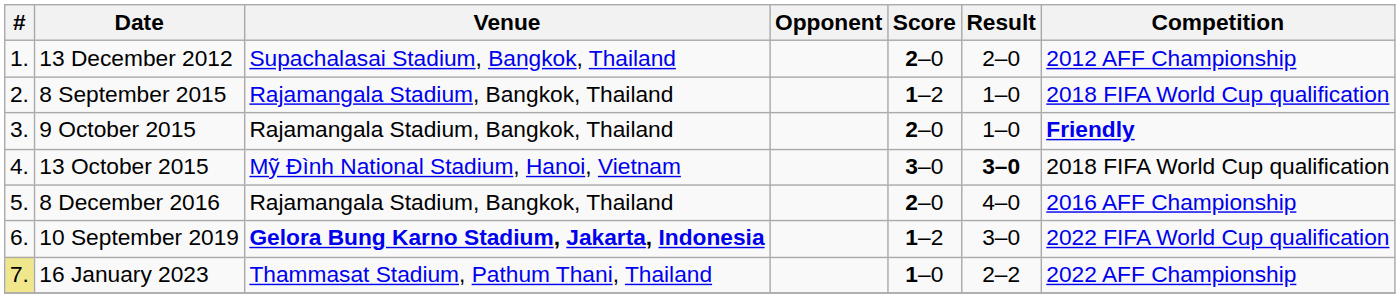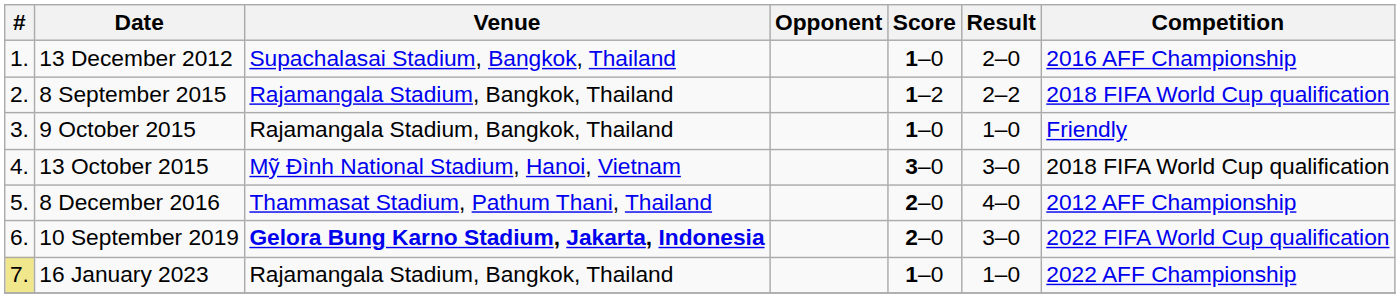(924, 58) 2–0 -> (924, 58) 1–0
(1171, 58) 2012 AFF Championship -> (1171, 58) 2016 AFF Championship
(1001, 94) 1–0 -> (1001, 94) 2–2
(924, 130) 2–0 -> (924, 130) 1–0
(1090, 130) bold -> (1087, 130) normal
(1001, 166) bold -> (1001, 166) normal
(461, 202) Rajamangala Stadium, Bangkok, Thailand -> (481, 202) Thammasat Stadium, Pathum Thani, Thailand
(1171, 202) 2016 AFF Championship -> (1171, 202) 2012 AFF Championship
(924, 238) 1–2 -> (924, 238) 2–0
(481, 274) Thammasat Stadium, Pathum Thani, Thailand -> (461, 274) Rajamangala Stadium, Bangkok, Thailand
(1001, 274) 2–2 -> (1001, 274) 1–0
